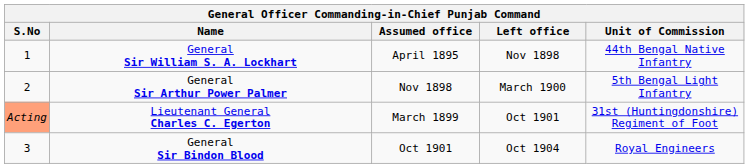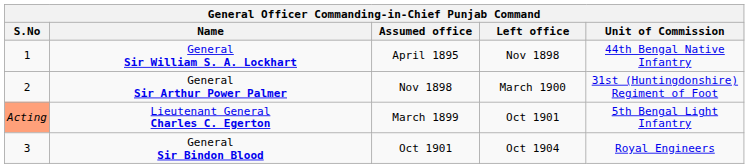(665, 87) 5th Bengal Light Infantry -> (665, 87) 31st (Huntingdonshire) Regiment of Foot
(665, 117) 31st (Huntingdonshire) Regiment of Foot -> (665, 117) 5th Bengal Light Infantry
